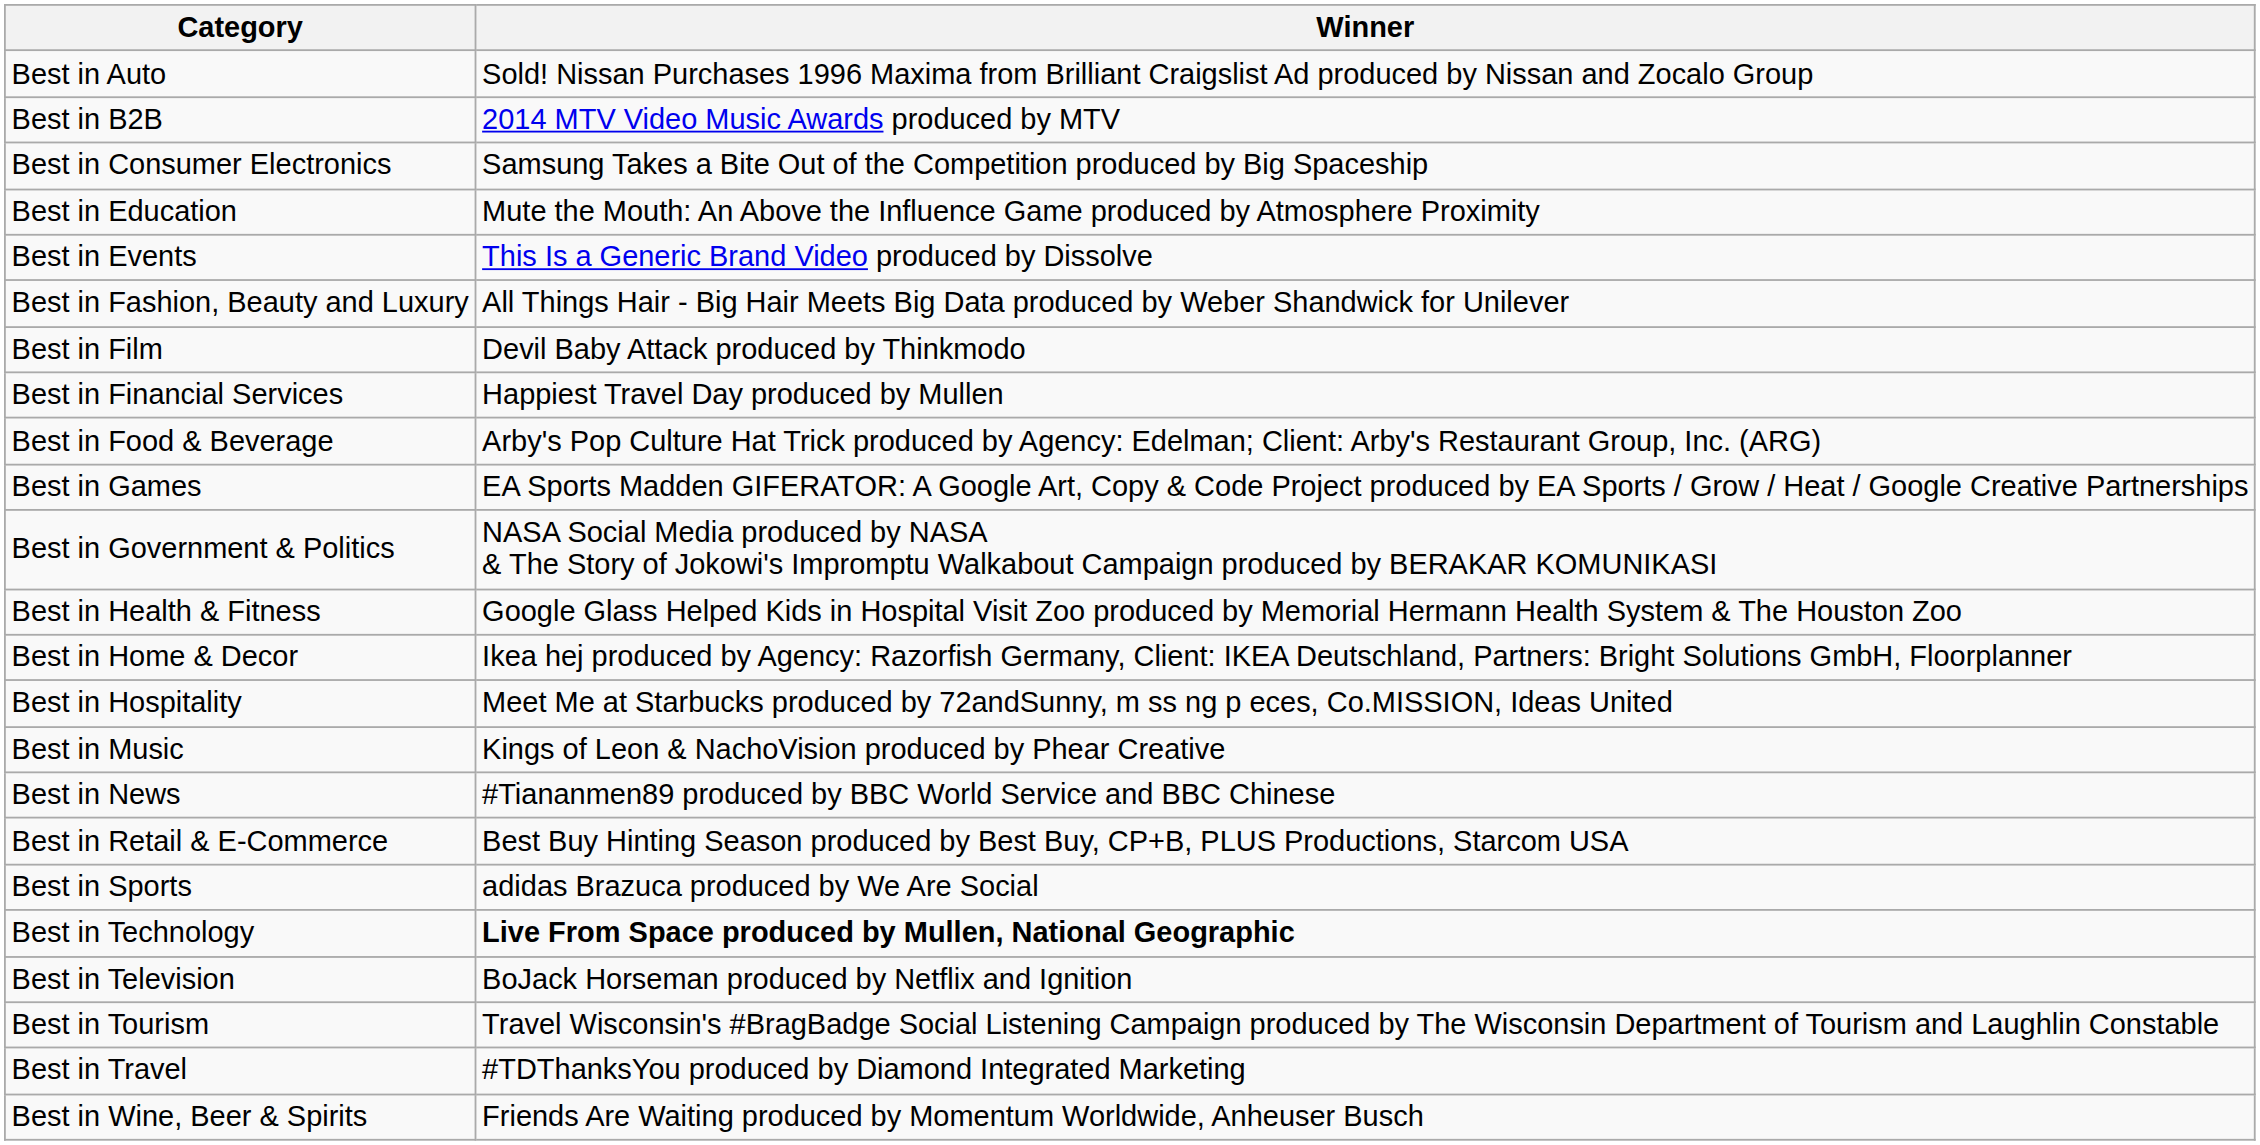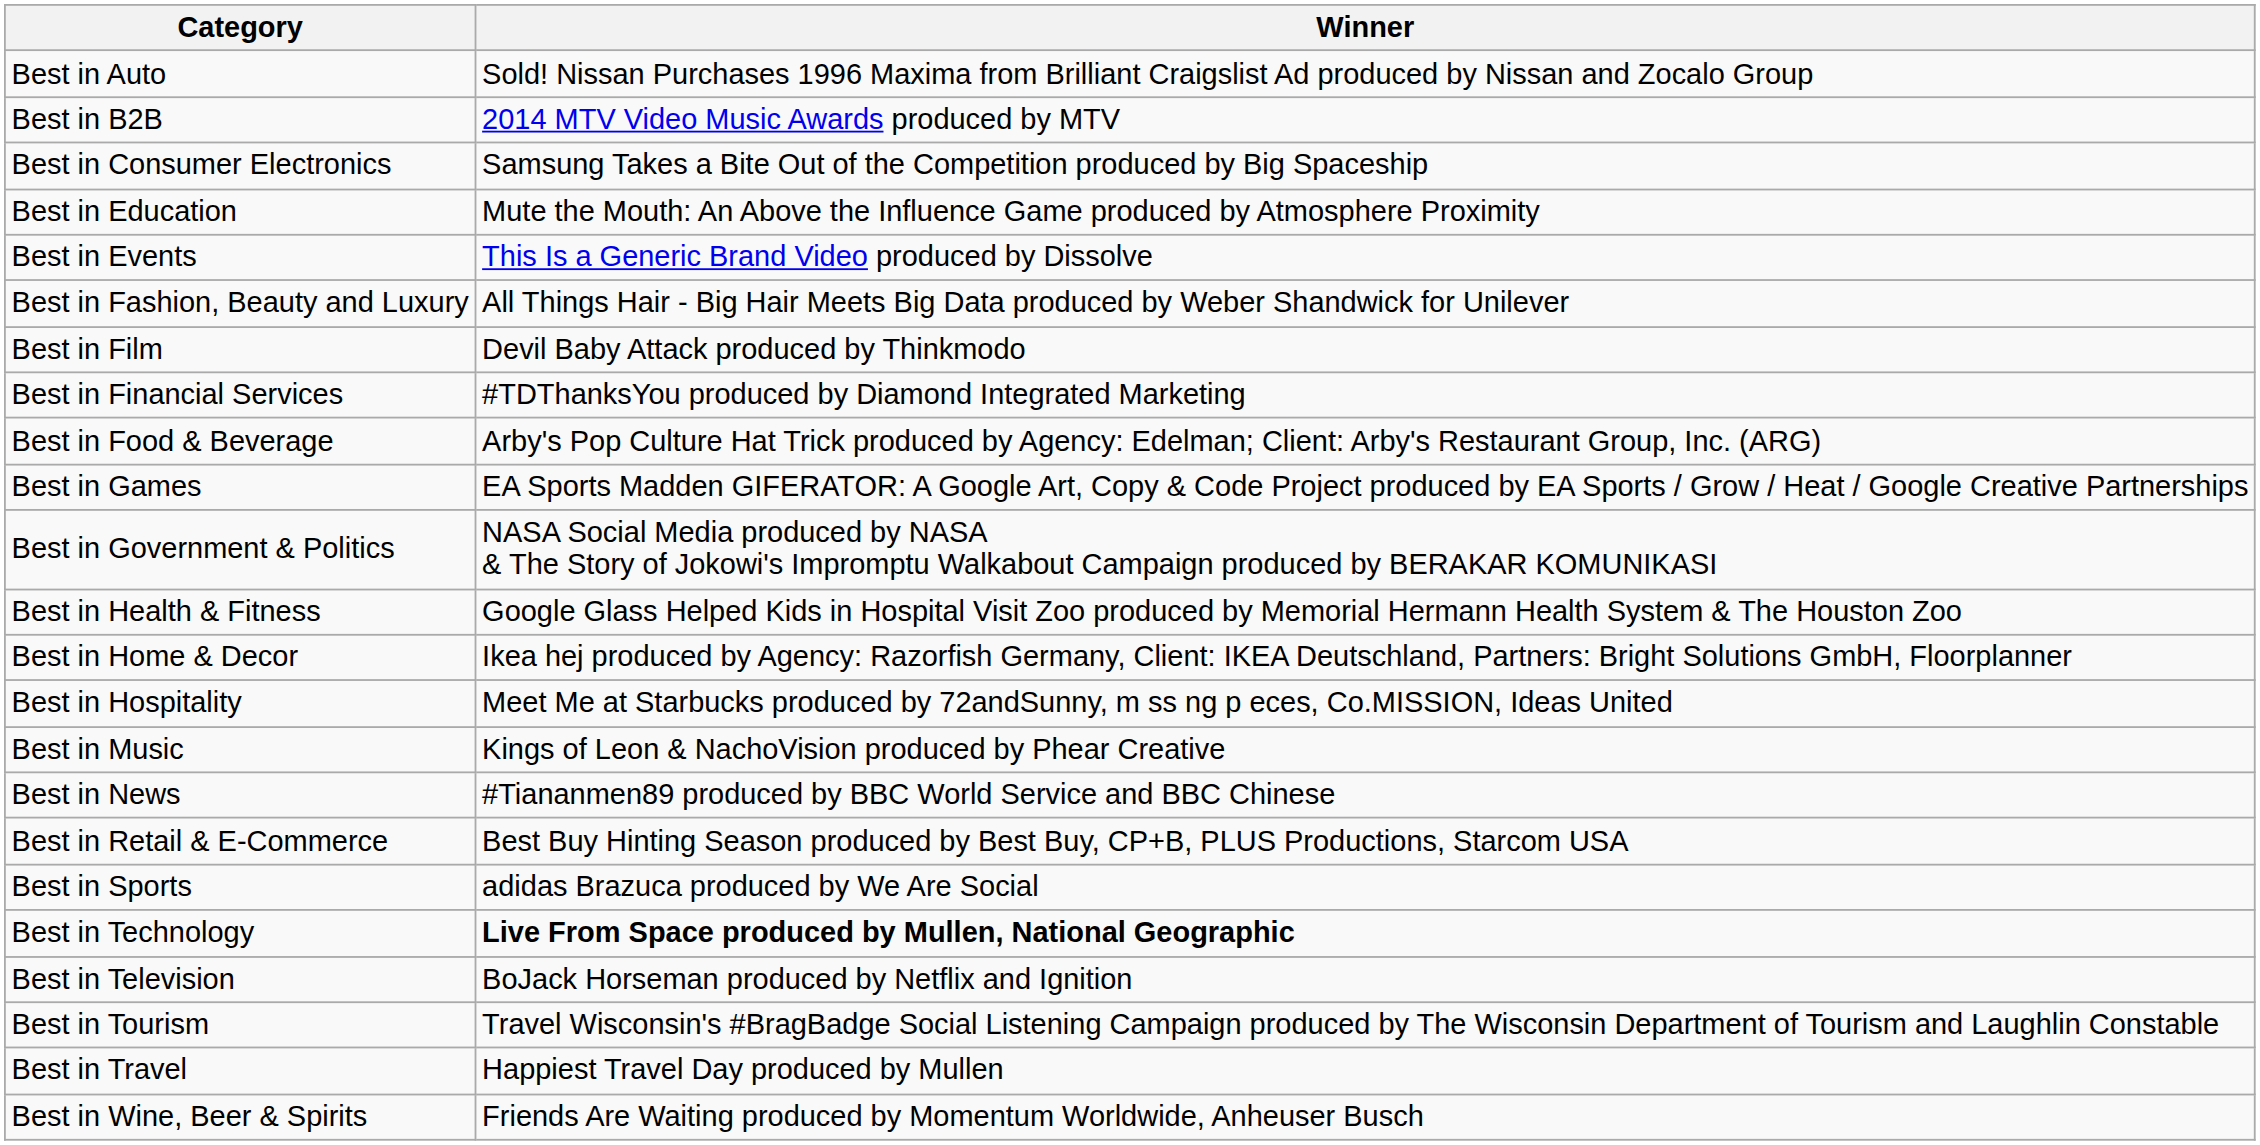(743, 394) Happiest Travel Day produced by Mullen -> (864, 394) #TDThanksYou produced by Diamond Integrated Marketing
(864, 1070) #TDThanksYou produced by Diamond Integrated Marketing -> (743, 1070) Happiest Travel Day produced by Mullen
